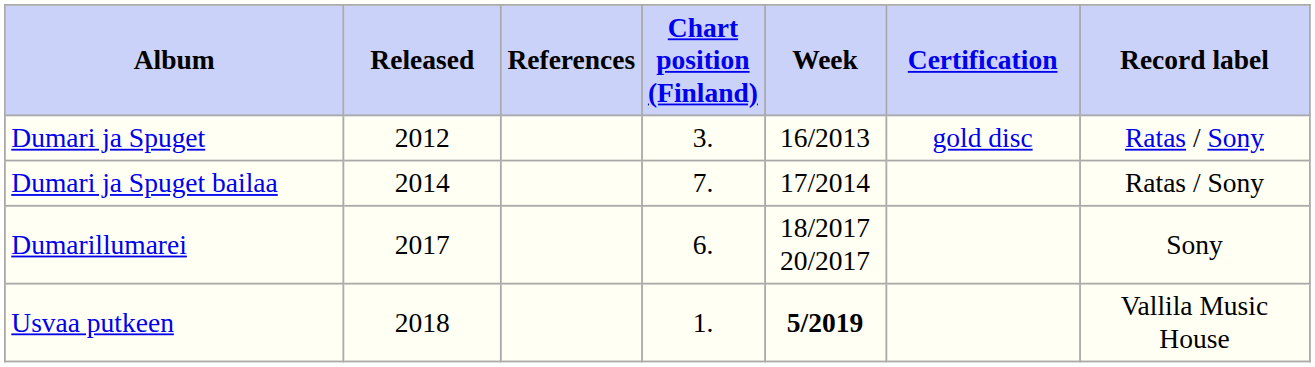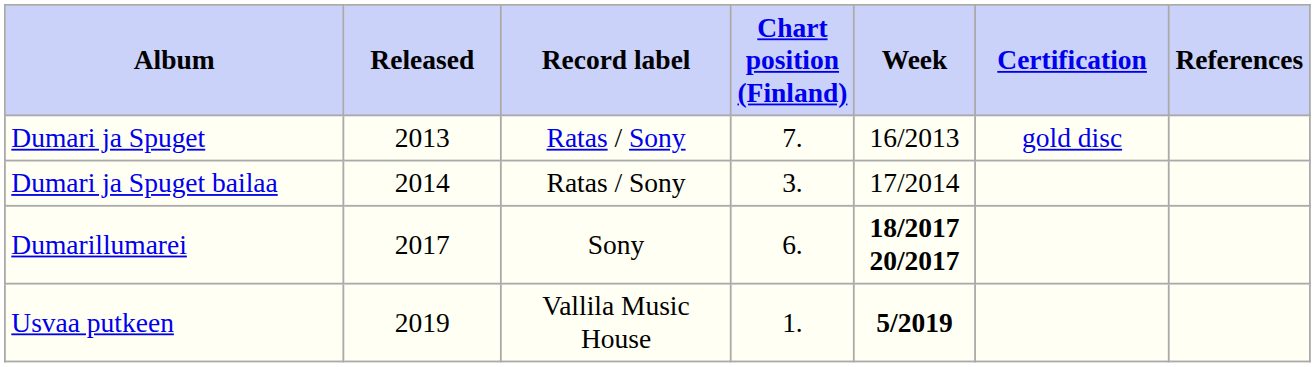columns swapped: (1194, 59) <-> (571, 59)
(422, 137) 2012 -> (422, 137) 2013
(703, 137) 3. -> (792, 137) 7.
(703, 183) 7. -> (792, 183) 3.
(825, 244) normal -> (915, 244) bold
(422, 322) 2018 -> (422, 322) 2019
